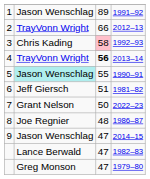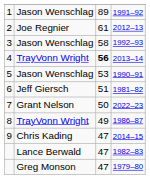(53, 27) TrayVonn Wright -> (43, 27) Joe Regnier
(103, 27) 66 -> (103, 27) 61
(44, 43) Chris Kading -> (55, 43) Jason Wenschlag
(103, 43) pink background -> (103, 43) no background
(55, 74) paleturquoise background -> (55, 74) no background
(103, 74) 55 -> (103, 74) 53
(43, 120) Joe Regnier -> (53, 120) TrayVonn Wright
(103, 120) 48 -> (103, 120) 49
(55, 136) Jason Wenschlag -> (44, 136) Chris Kading
